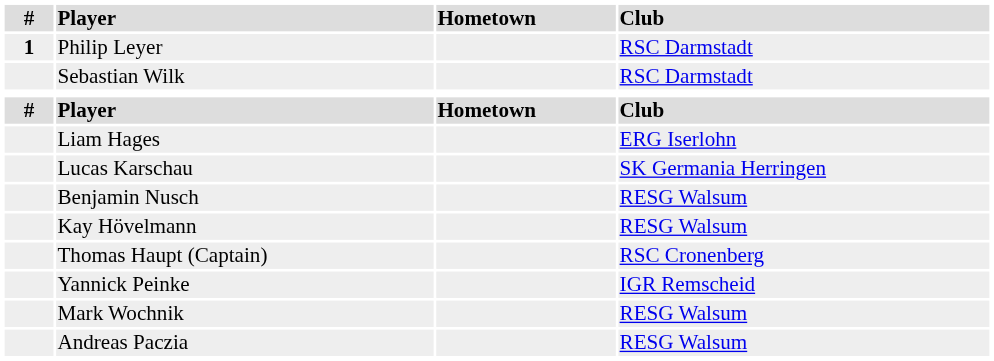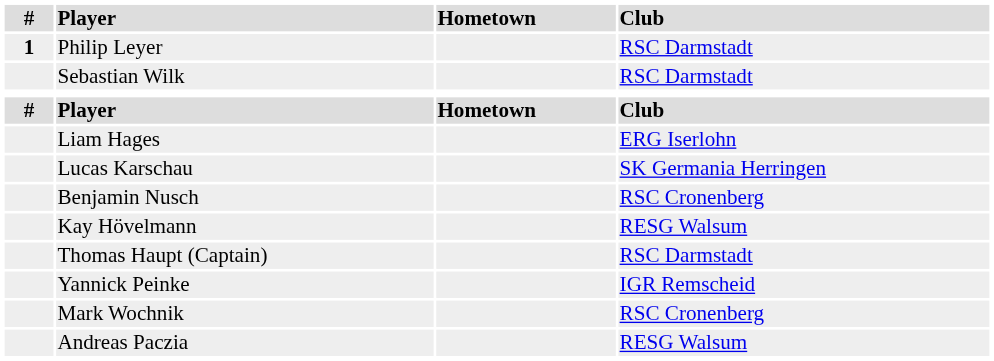(683, 197) RESG Walsum -> (692, 197) RSC Cronenberg
(692, 255) RSC Cronenberg -> (686, 255) RSC Darmstadt
(683, 313) RESG Walsum -> (692, 313) RSC Cronenberg
